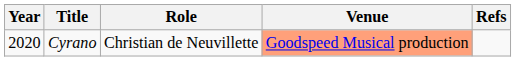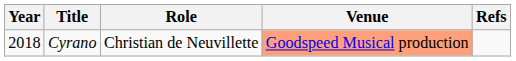(24, 42) 2020 -> (24, 42) 2018
